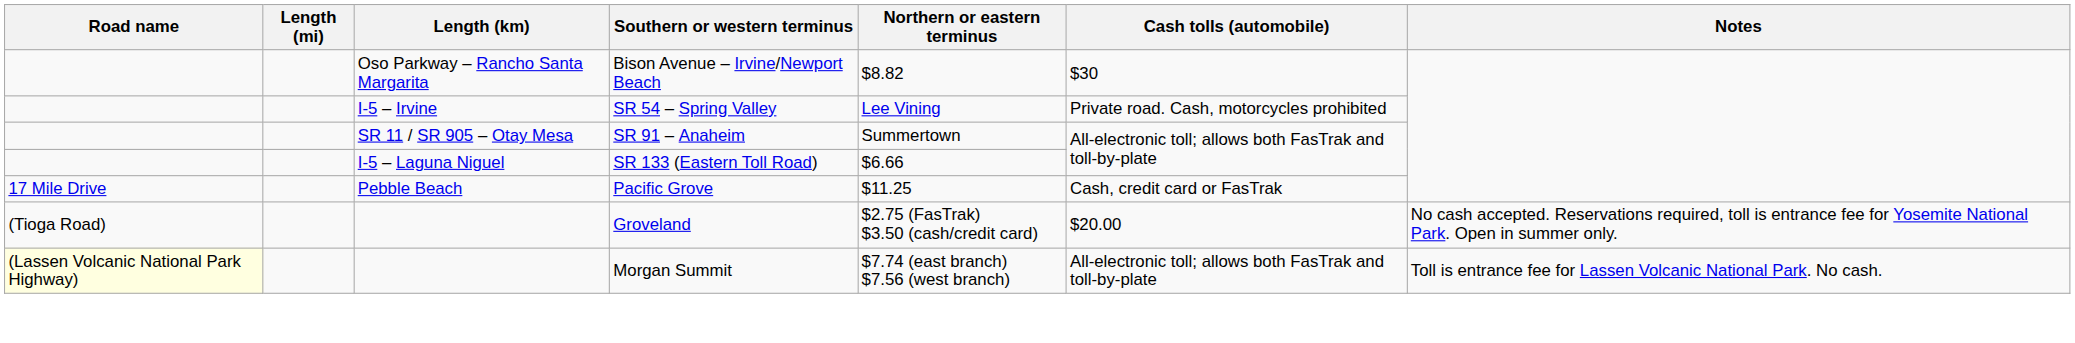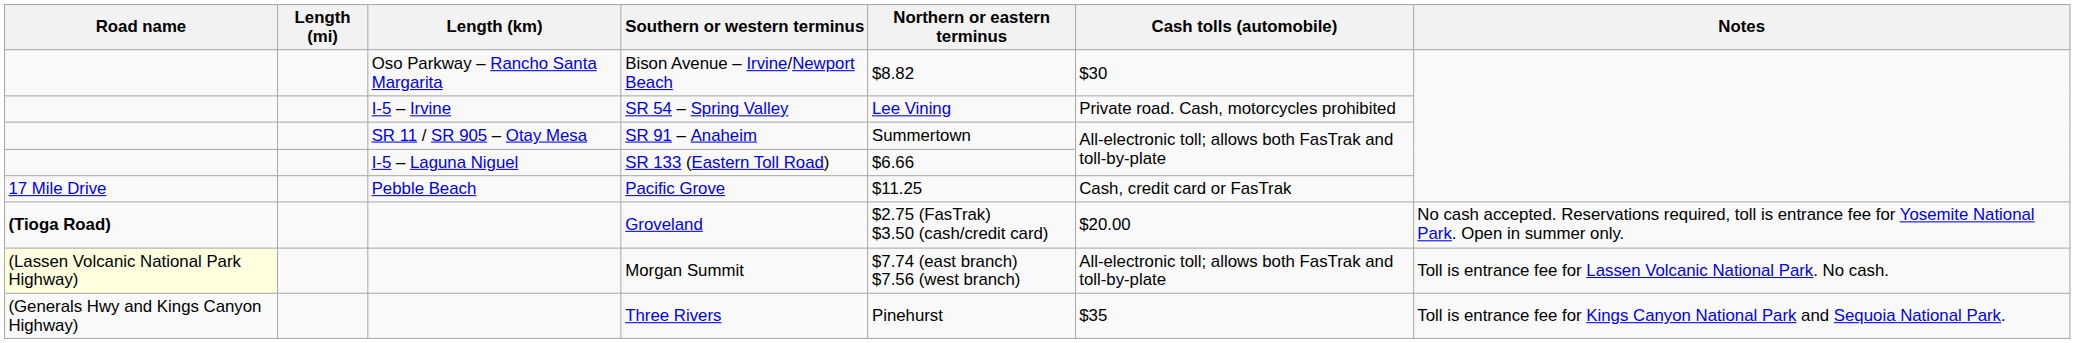(57, 224) normal -> (60, 224) bold
+ row: (673, 316)
